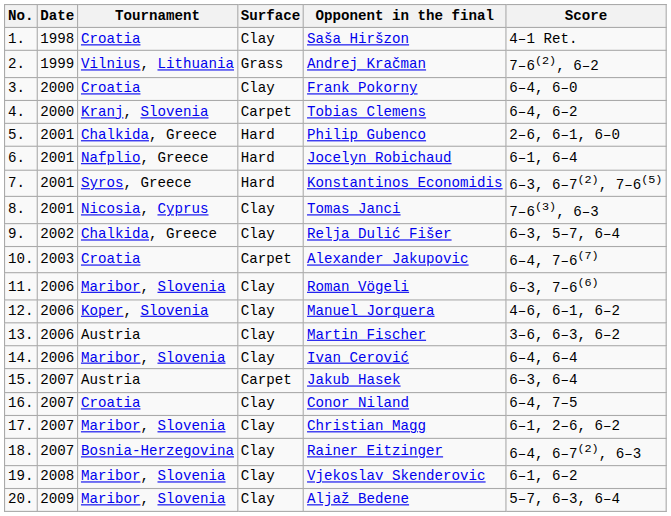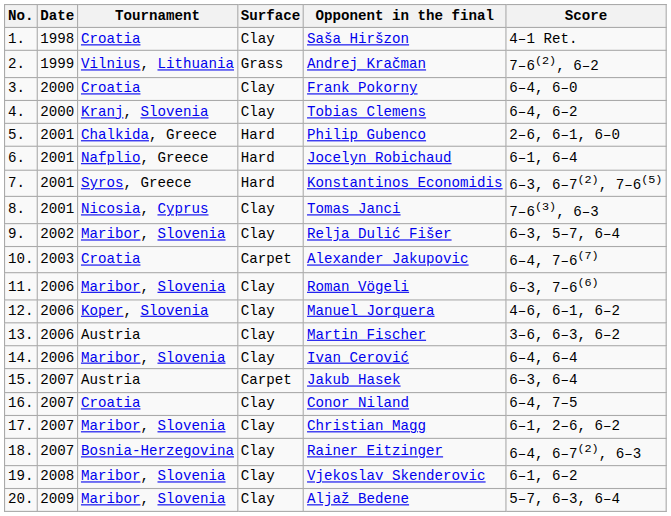(266, 112) Carpet -> (258, 112) Clay
(149, 235) Chalkida, Greece -> (153, 235) Maribor, Slovenia
